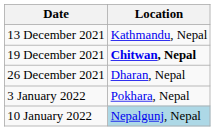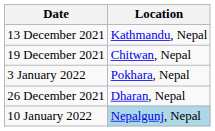(153, 55) bold -> (151, 55) normal
rows swapped: (56, 75) <-> (46, 95)
